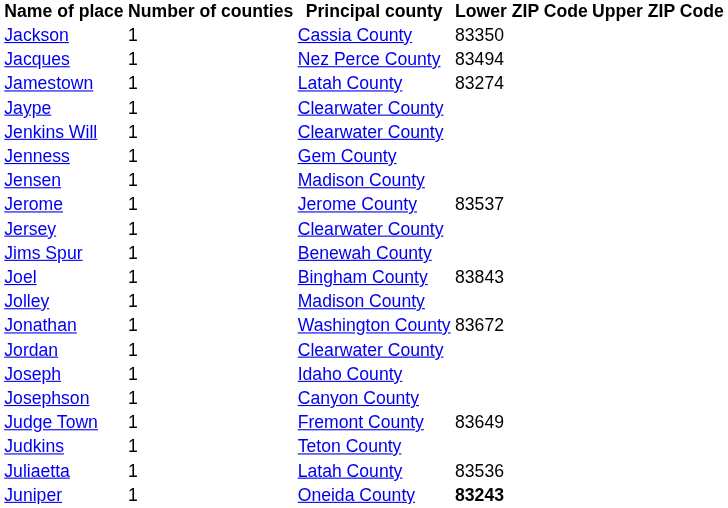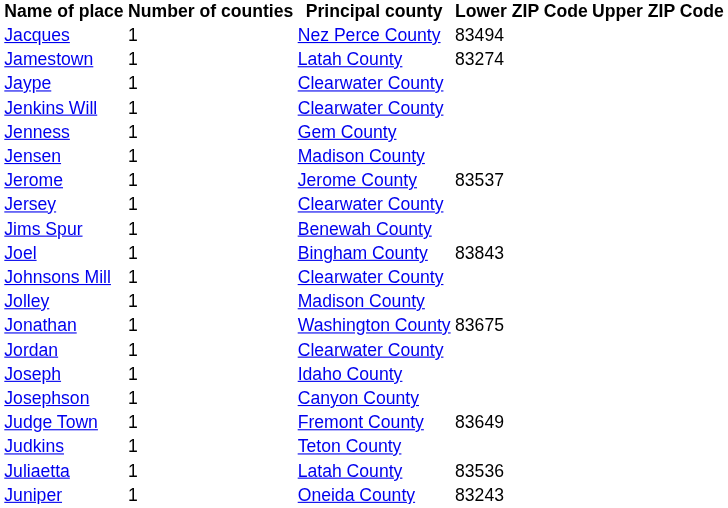- row: (37, 35)
+ row: (58, 277)
(480, 325) 83672 -> (480, 325) 83675
(480, 495) bold -> (480, 495) normal
